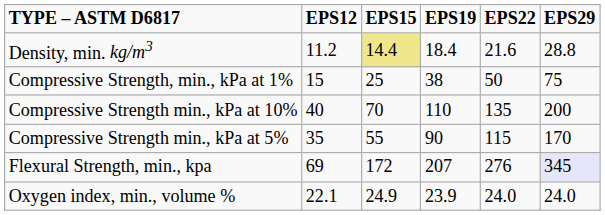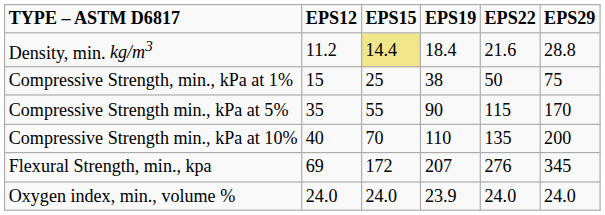rows swapped: (149, 138) <-> (153, 109)
(558, 167) lavender background -> (558, 167) no background
(322, 195) 22.1 -> (322, 195) 24.0
(381, 195) 24.9 -> (381, 195) 24.0
